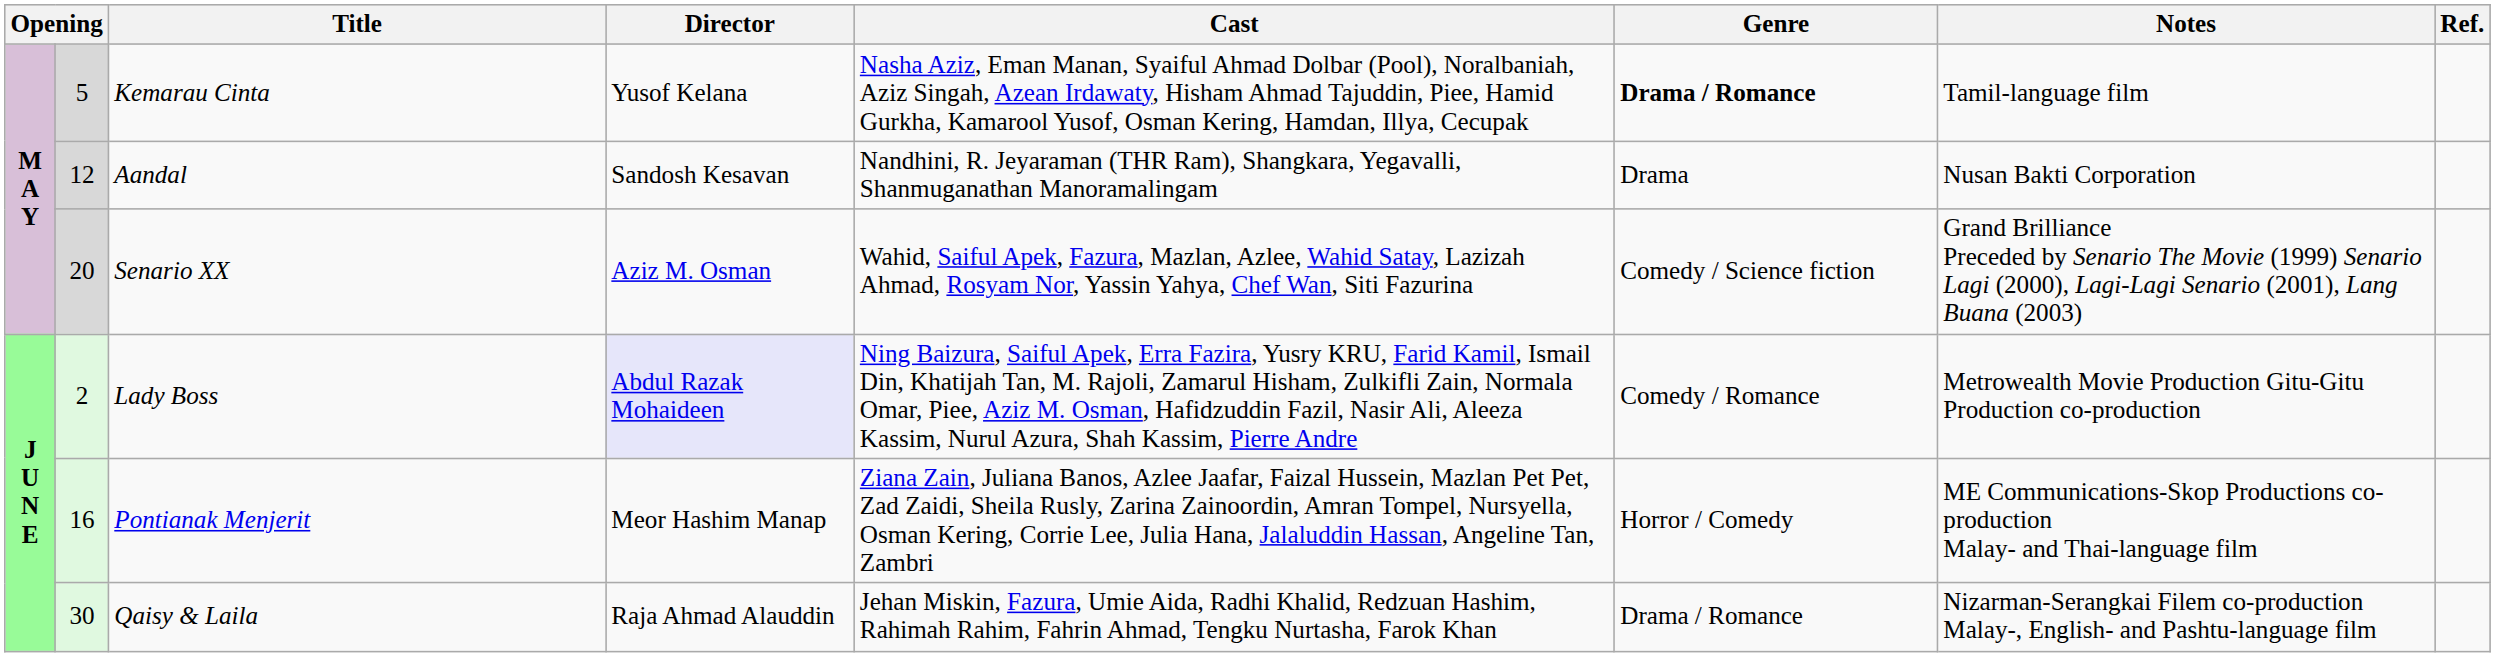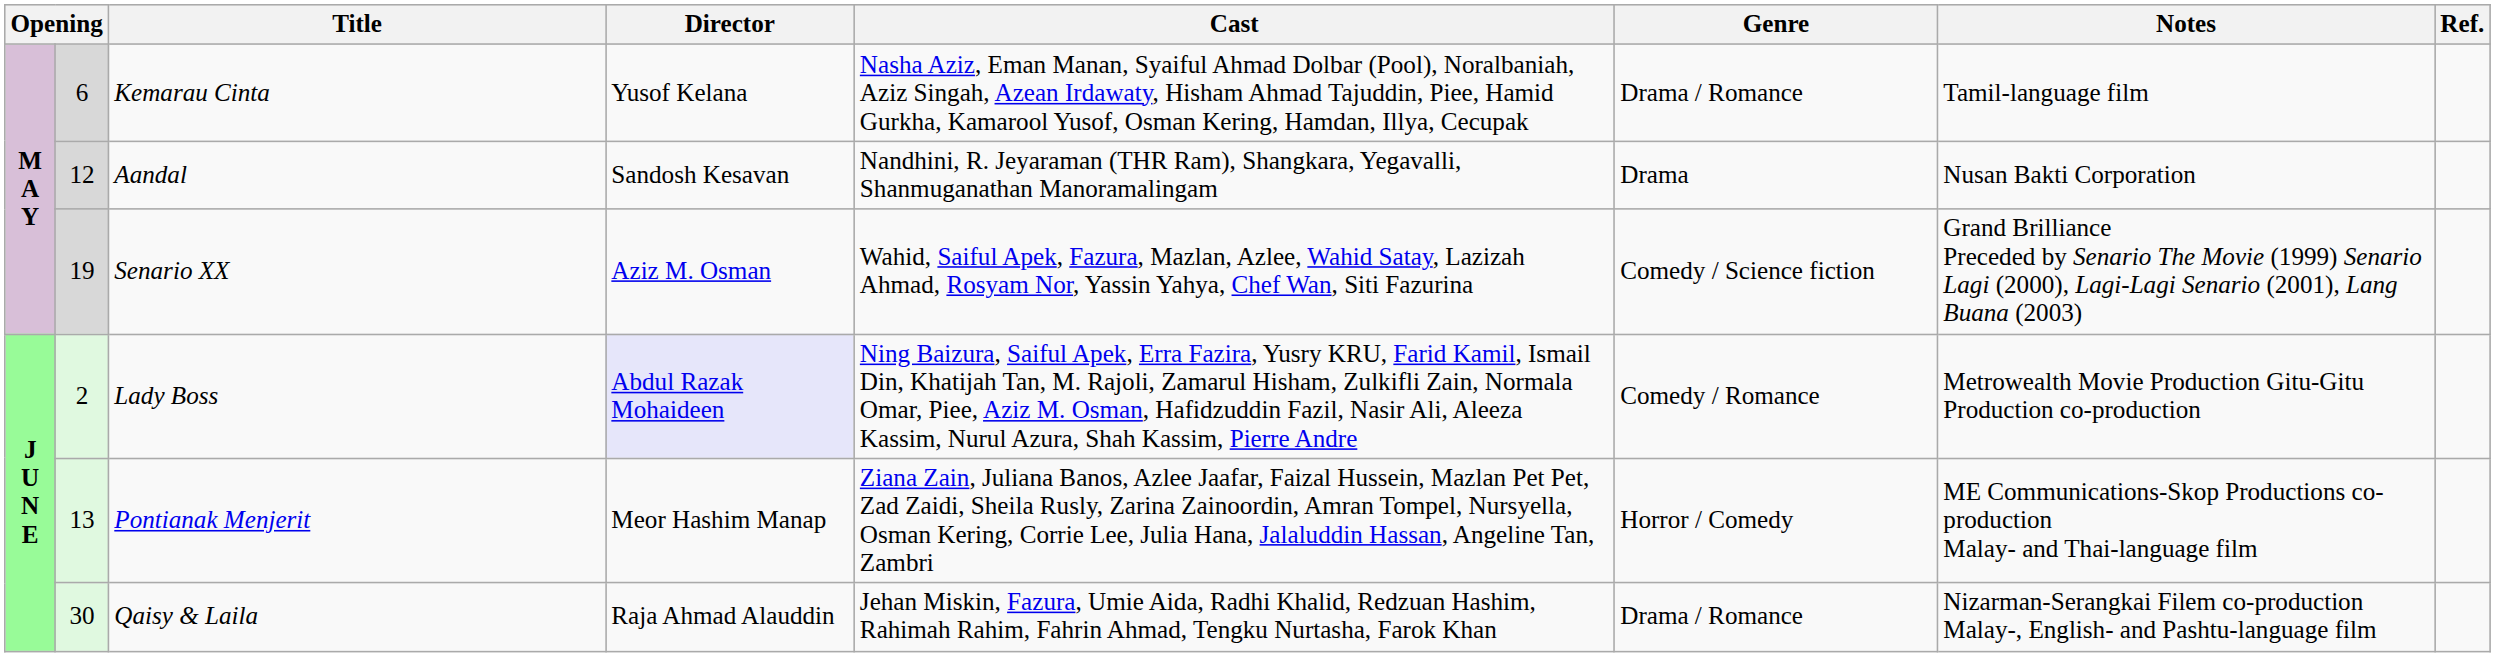(82, 92) 5 -> (82, 92) 6
(1718, 92) bold -> (1712, 92) normal
(82, 271) 20 -> (82, 271) 19
(82, 520) 16 -> (82, 520) 13
